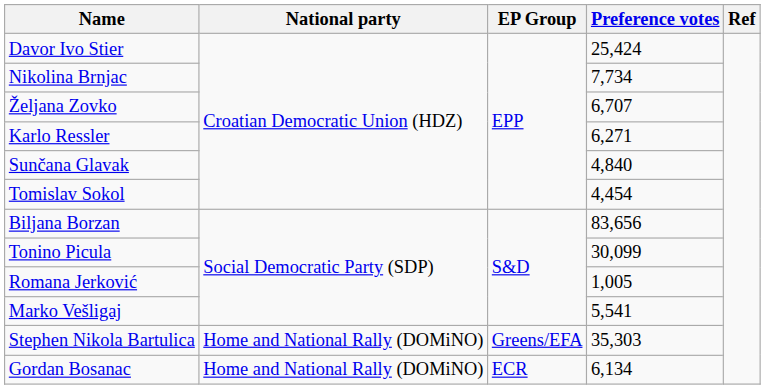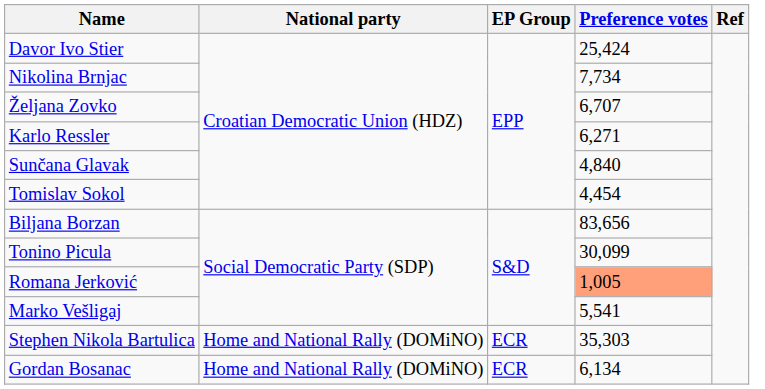(612, 281) no background -> (600, 281) lightsalmon background
(537, 340) Greens/EFA -> (510, 340) ECR
